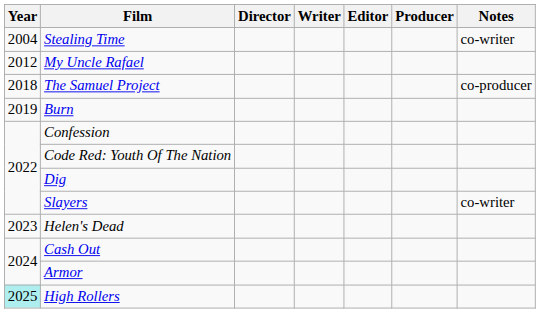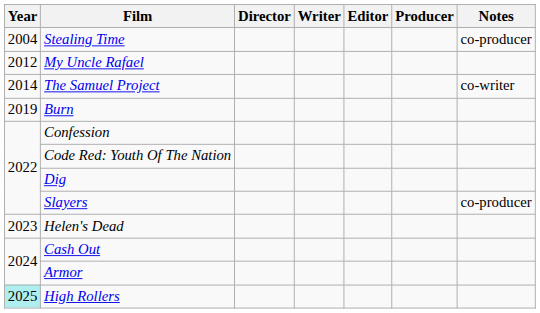(488, 39) co-writer -> (496, 39) co-producer
(23, 86) 2018 -> (23, 86) 2014
(496, 86) co-producer -> (488, 86) co-writer
(488, 202) co-writer -> (496, 202) co-producer
